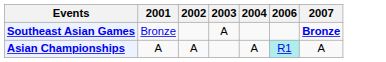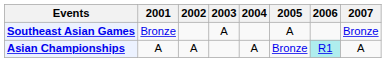+ column: (290, 14)
(321, 31) bold -> (361, 31) normal
